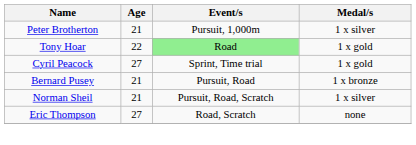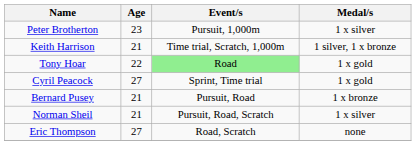(137, 30) 21 -> (136, 30) 23
+ row: (63, 47)
